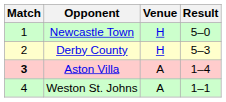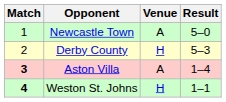(160, 32) H -> (160, 32) A
(24, 87) normal -> (24, 87) bold
(160, 87) A -> (160, 87) H
